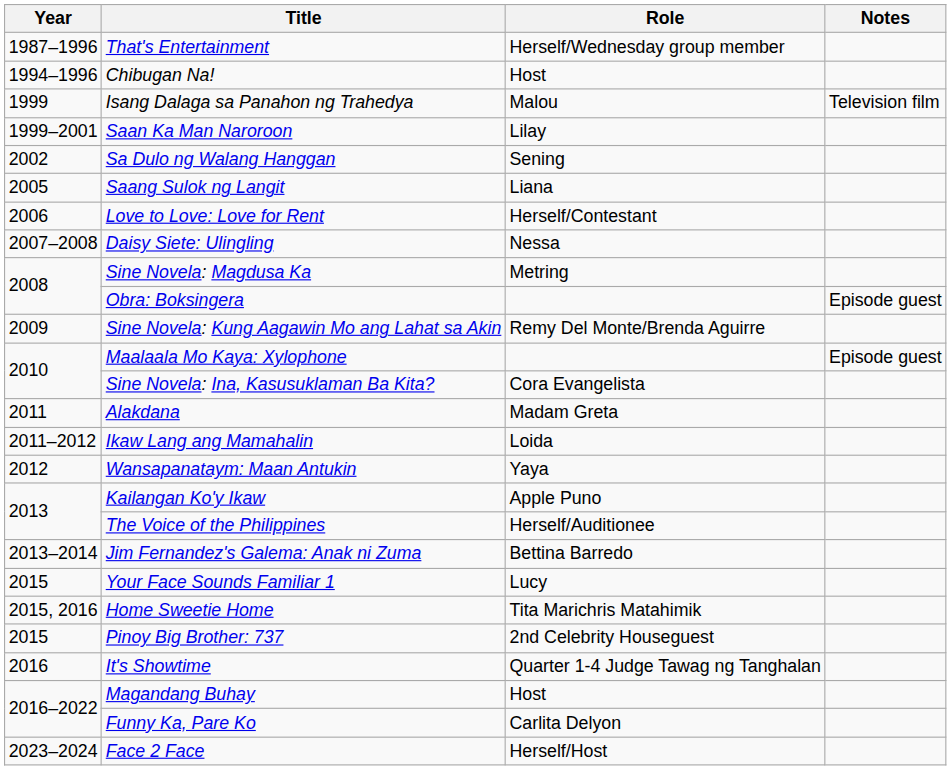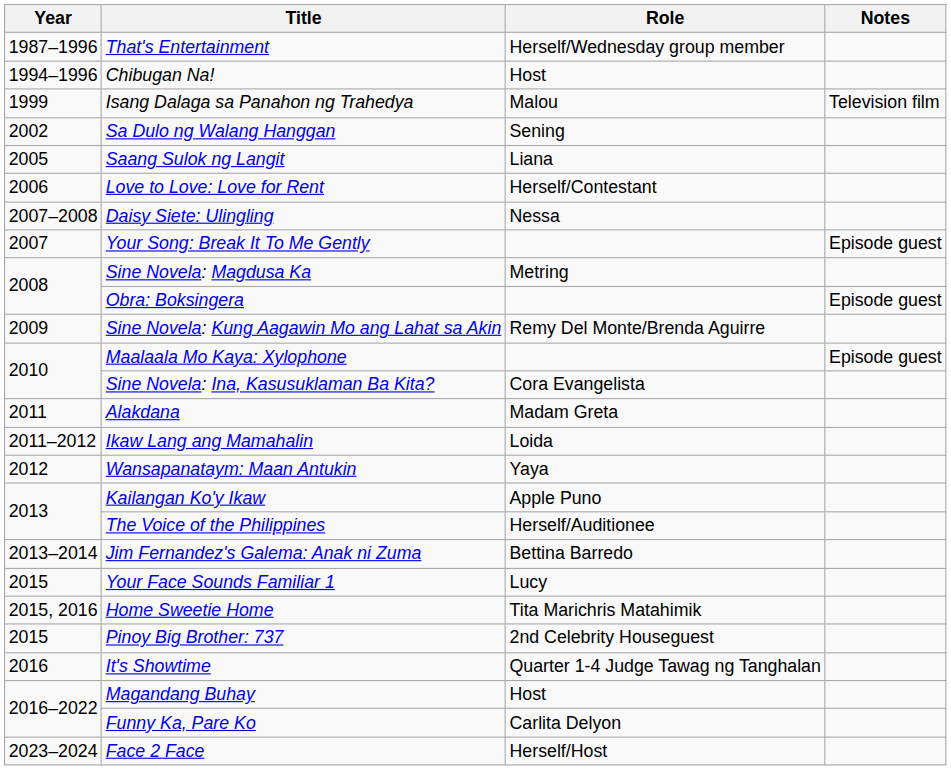- row: (199, 131)
+ row: (238, 243)
